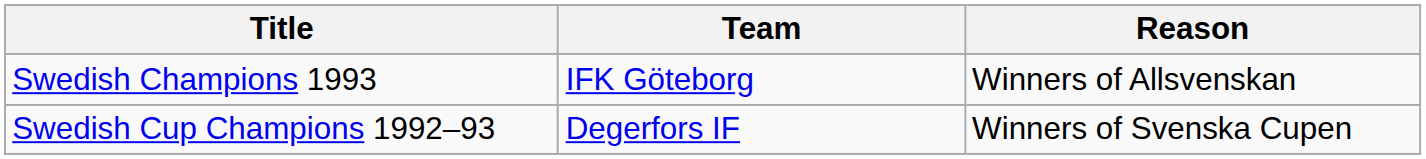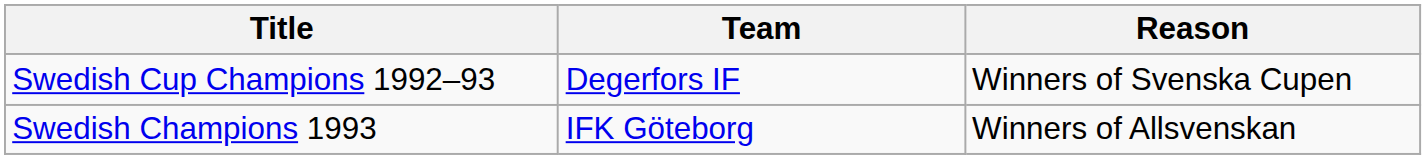rows swapped: (194, 79) <-> (254, 128)
